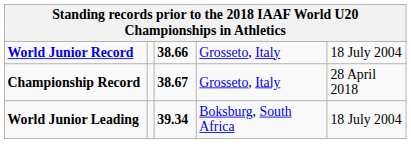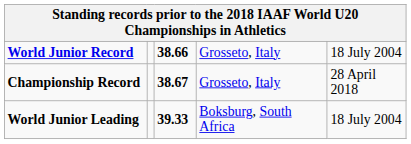(173, 119) 39.34 -> (173, 119) 39.33
